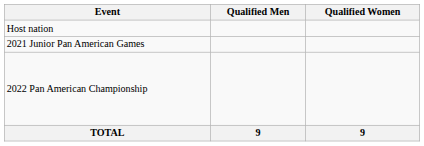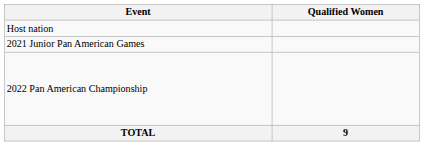- column: (258, 12)
